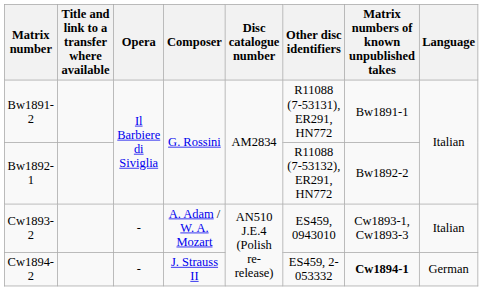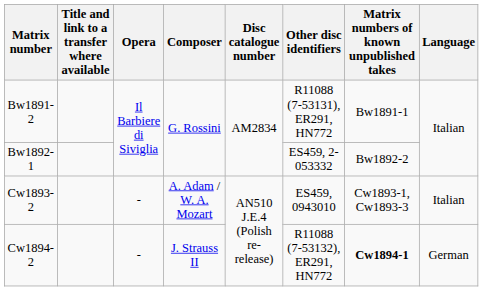(314, 173) R11088 (7-53132), ER291, HN772 -> (314, 159) ES459, 2-053332
(314, 269) ES459, 2-053332 -> (314, 255) R11088 (7-53132), ER291, HN772
